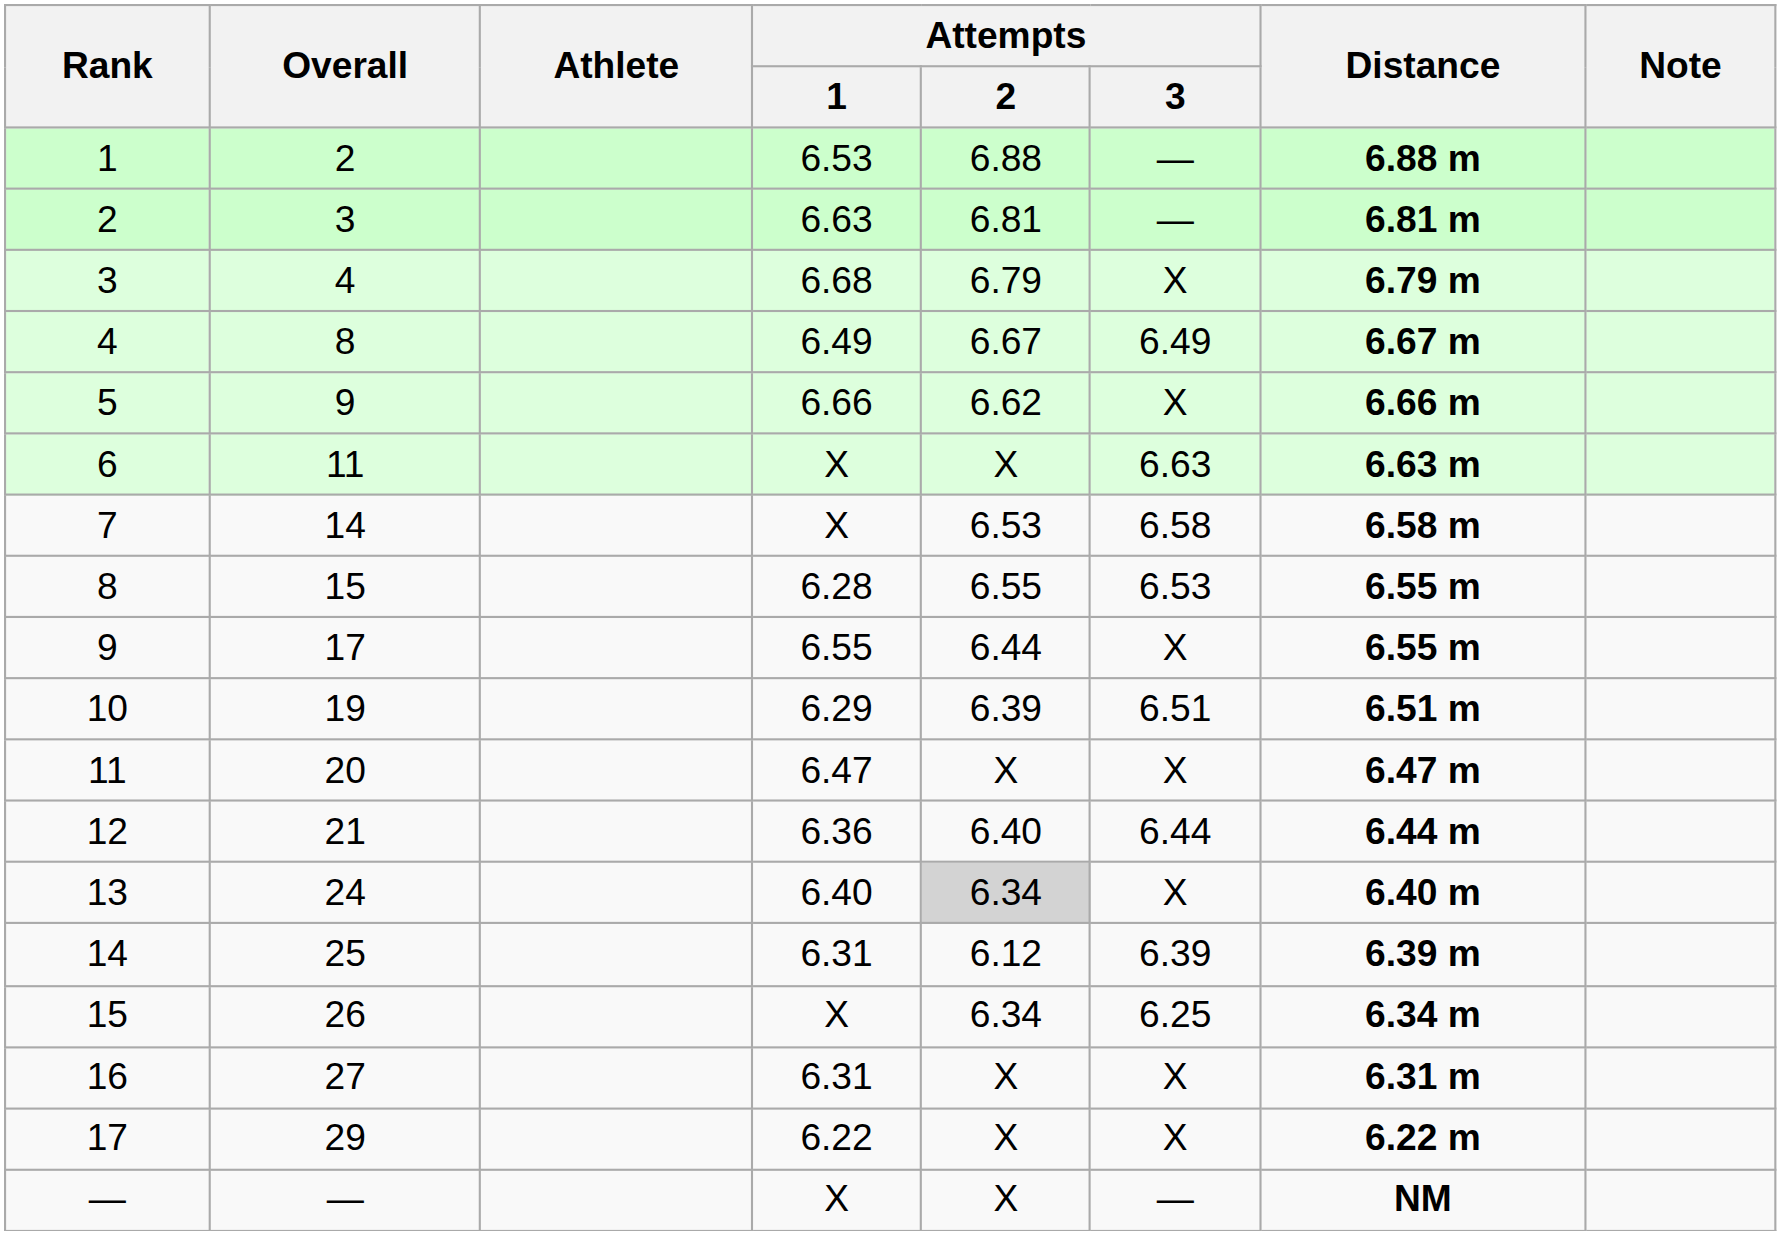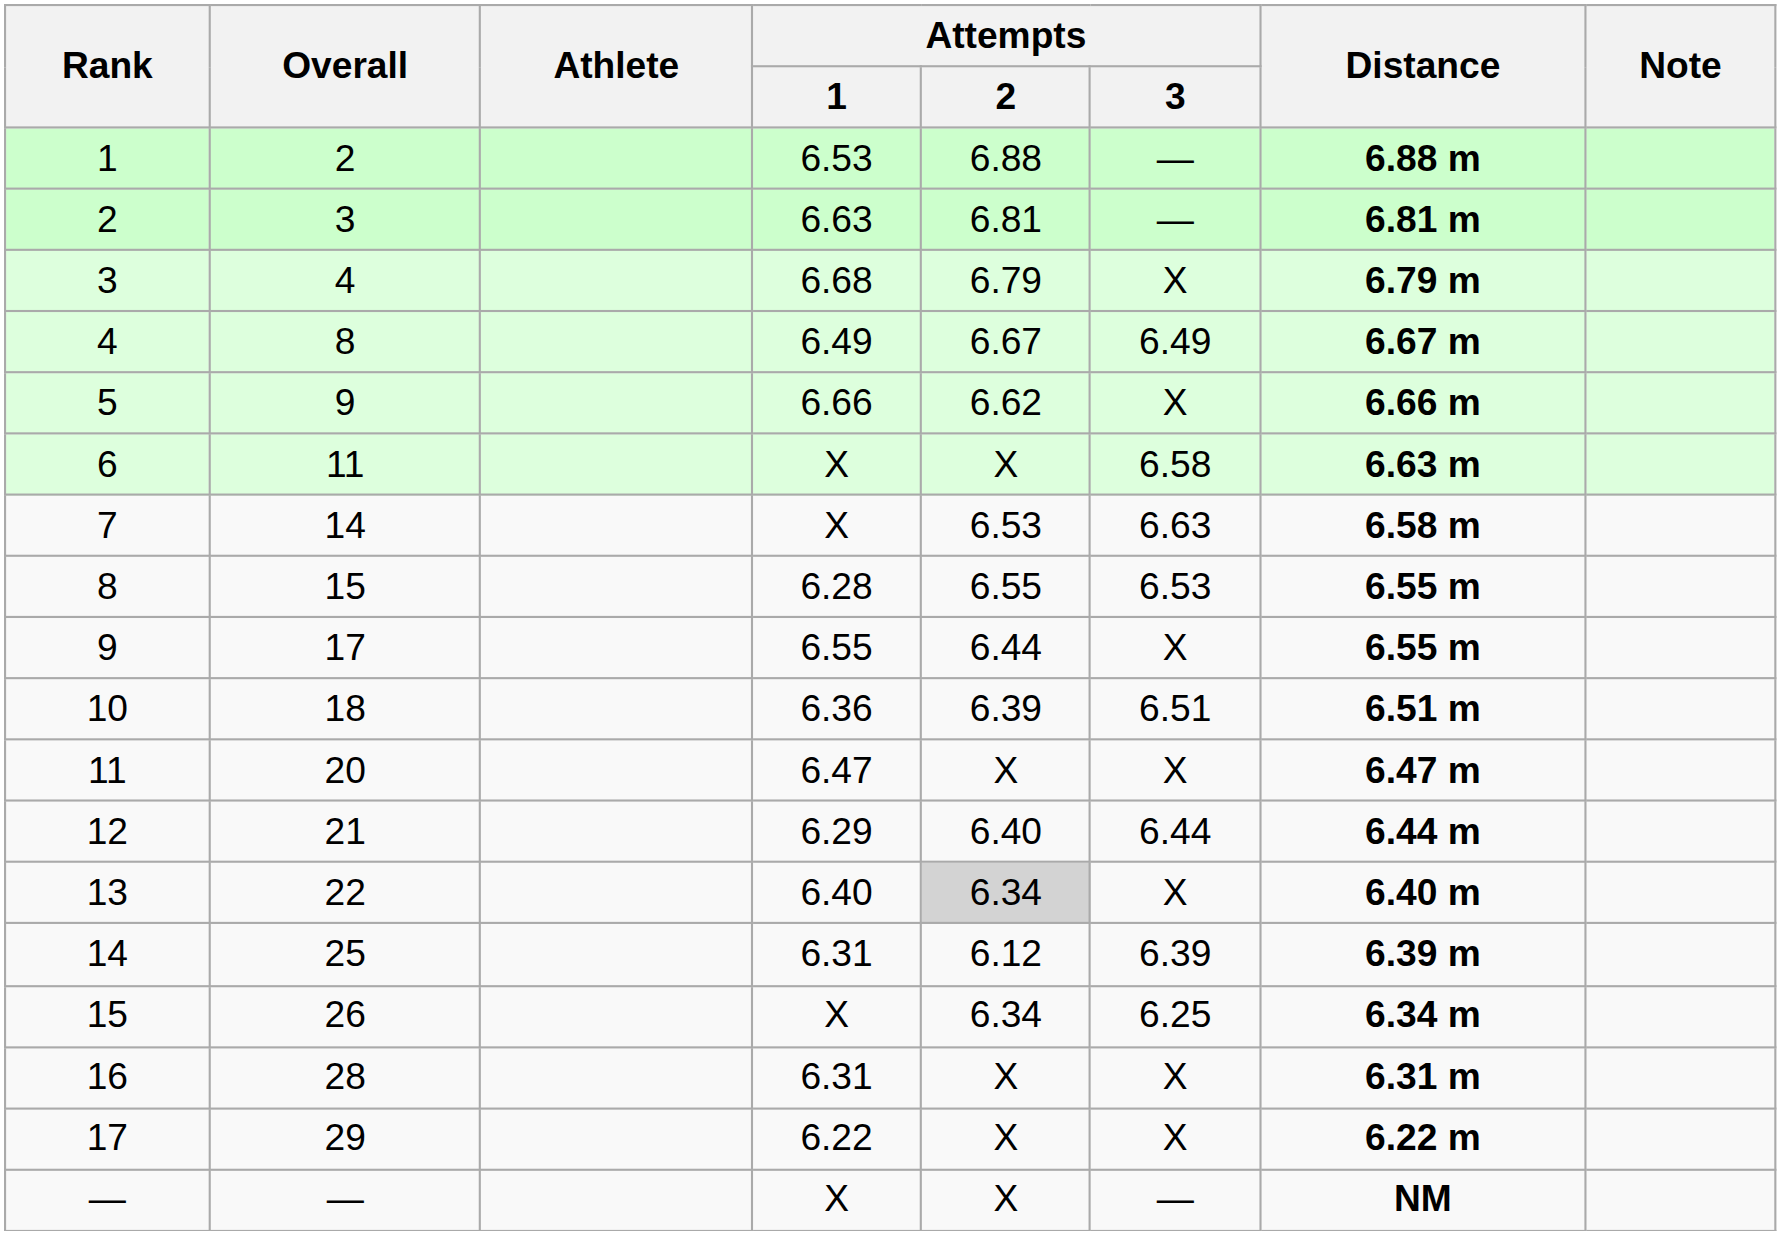(1175, 463) 6.63 -> (1175, 463) 6.58
(1175, 524) 6.58 -> (1175, 524) 6.63
(345, 708) 19 -> (345, 708) 18
(837, 708) 6.29 -> (837, 708) 6.36
(837, 831) 6.36 -> (837, 831) 6.29
(345, 892) 24 -> (345, 892) 22
(345, 1076) 27 -> (345, 1076) 28
